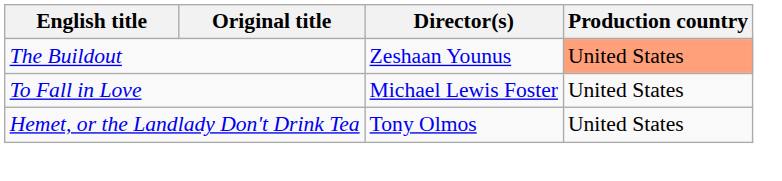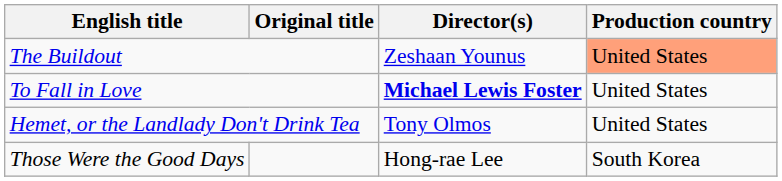(464, 90) normal -> (483, 90) bold
+ row: (127, 158)
